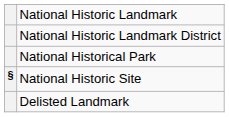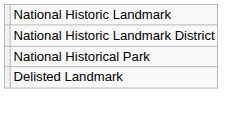- row: (80, 79)
